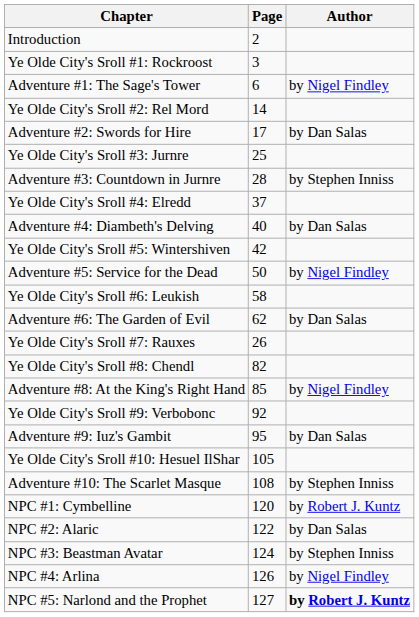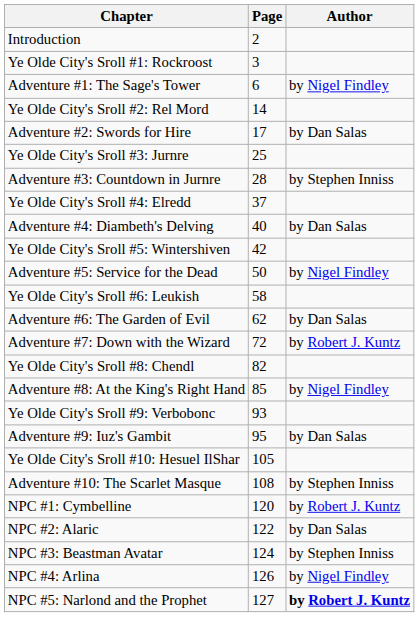- row: (101, 343)
+ row: (119, 343)
(259, 413) 92 -> (259, 413) 93
